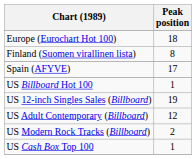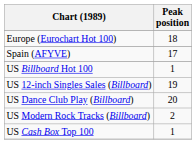- row: (71, 54)
- row: (77, 116)
+ row: (70, 100)
